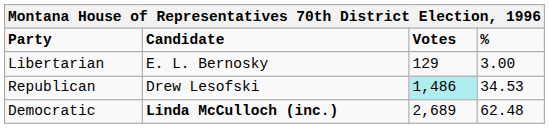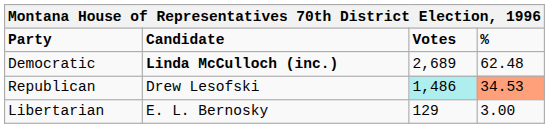rows swapped: (52, 111) <-> (56, 64)
(502, 88) no background -> (502, 88) lightsalmon background
